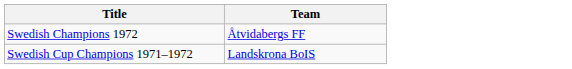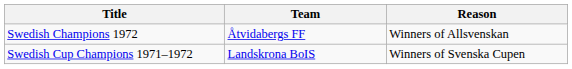+ column: (477, 14)
